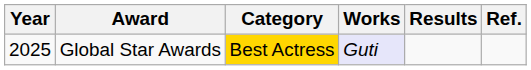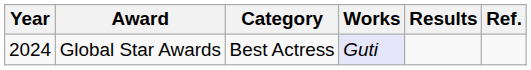(30, 49) 2025 -> (30, 49) 2024
(282, 49) gold background -> (282, 49) no background
